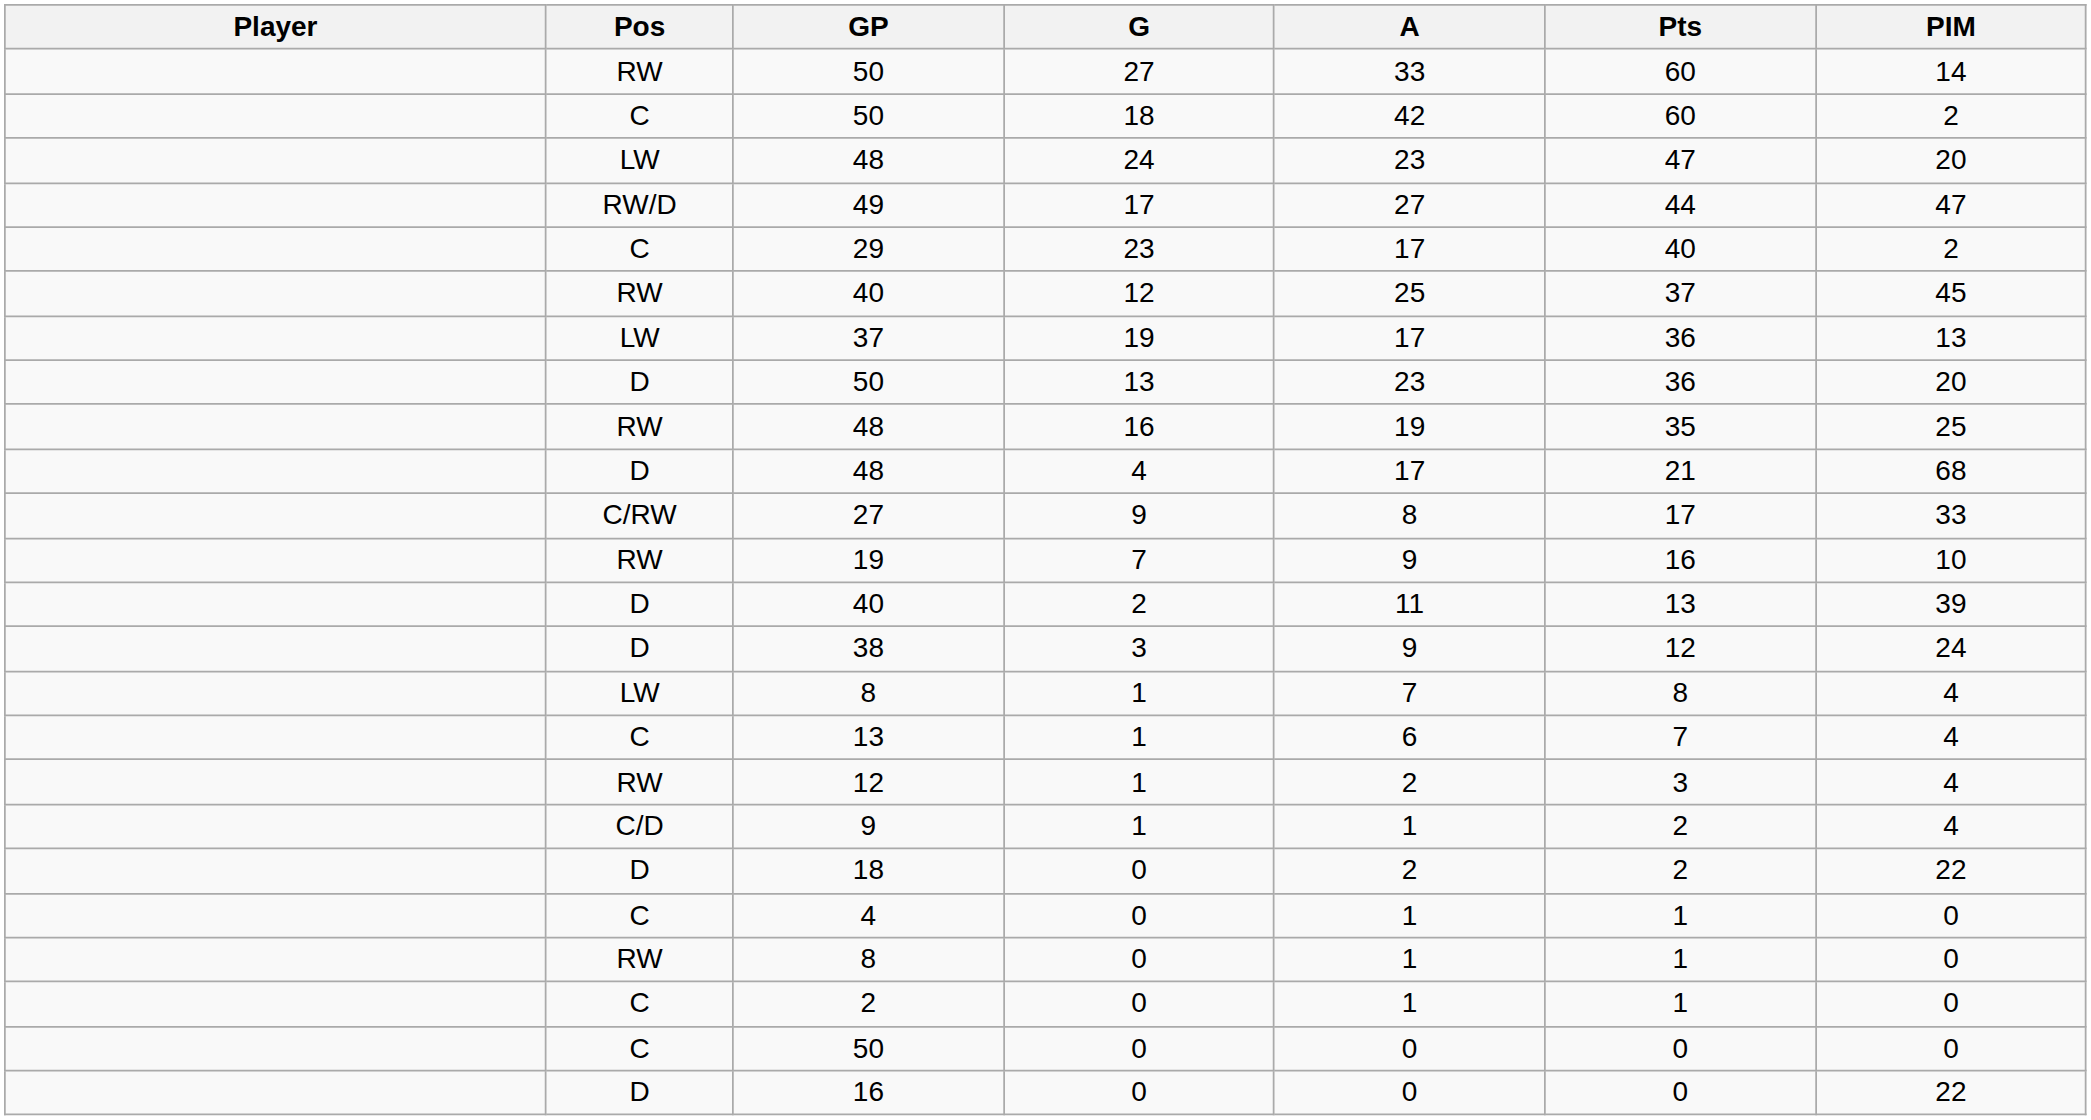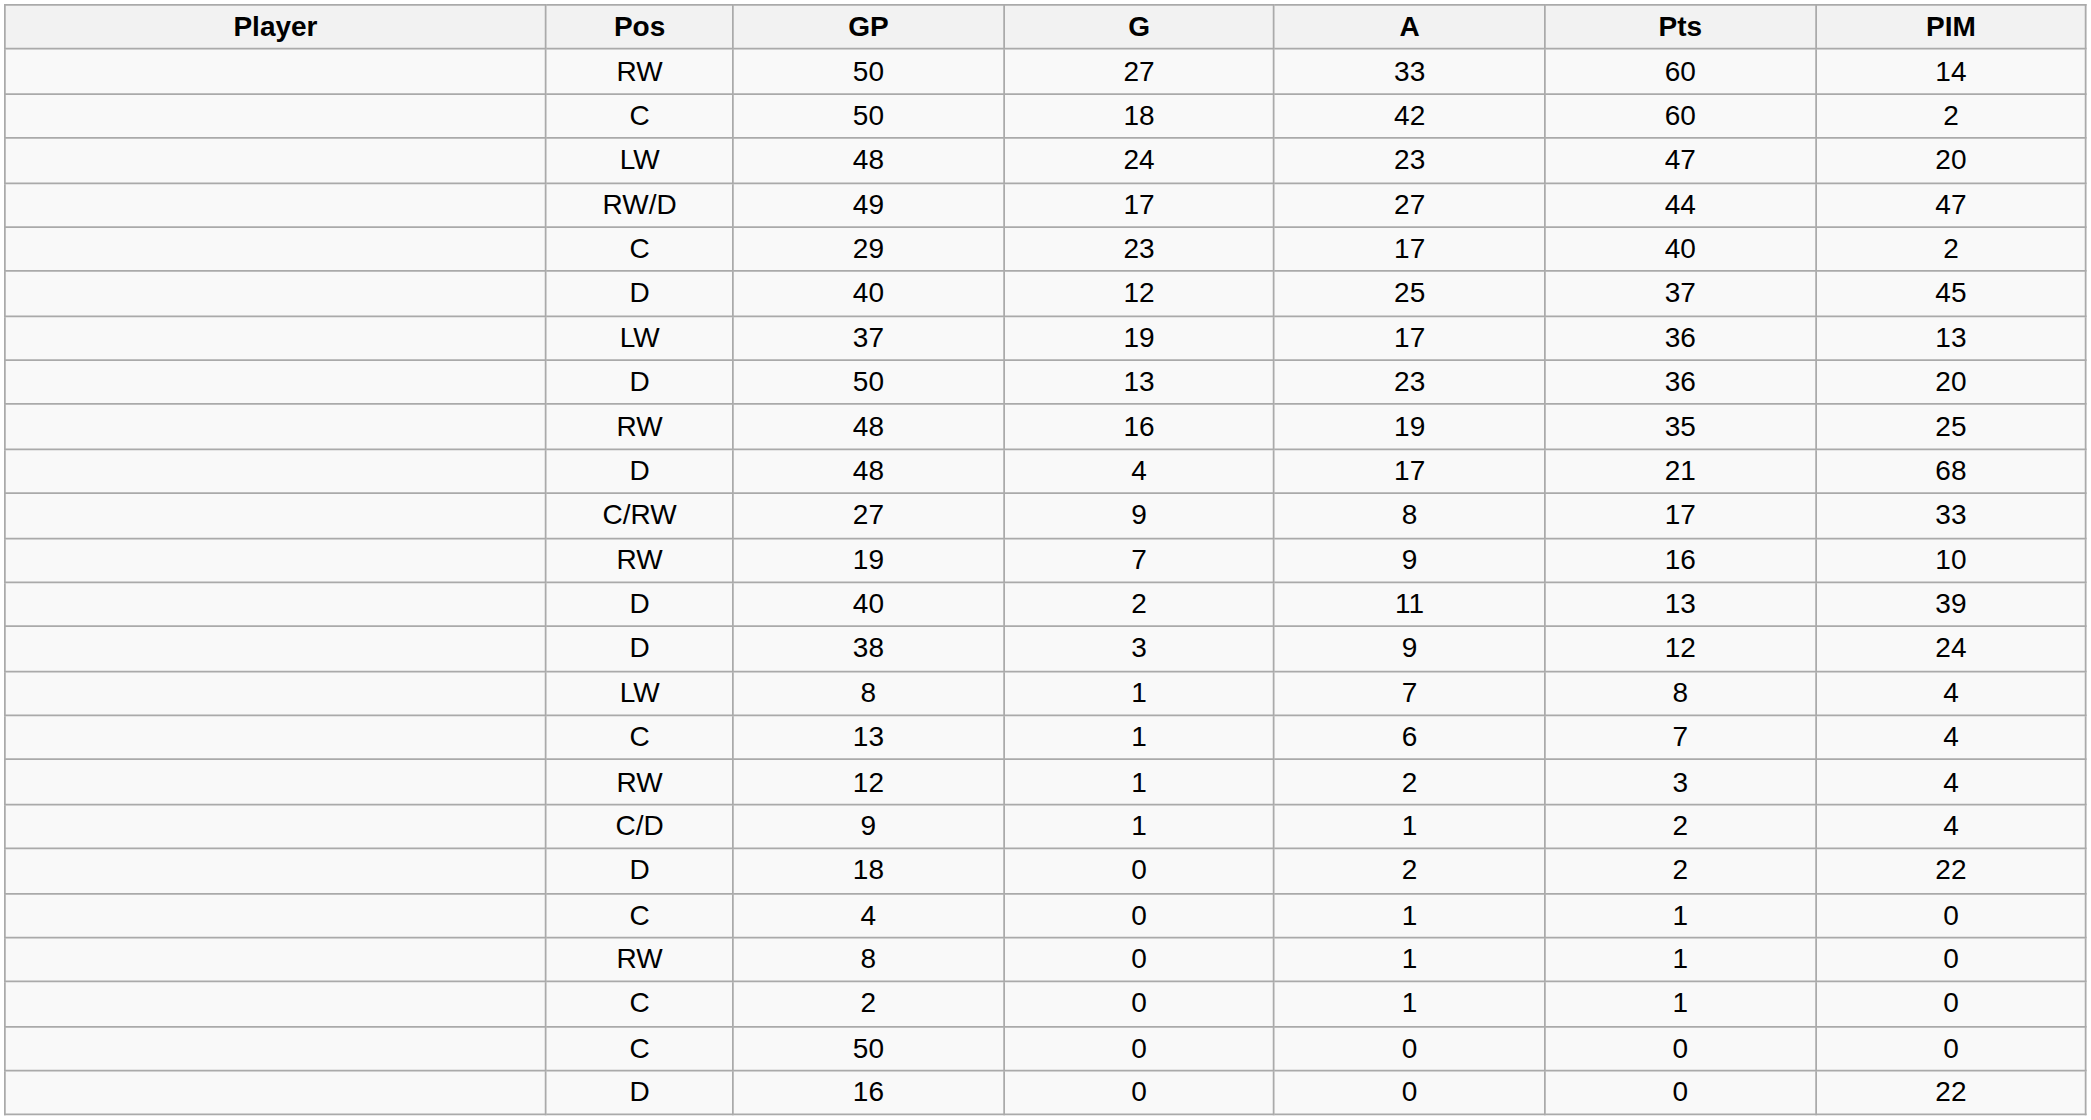(640, 293) RW -> (640, 293) D
